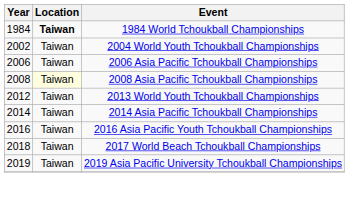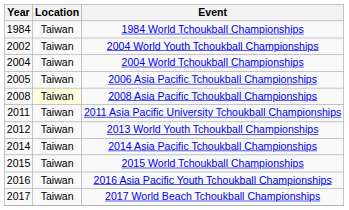(57, 29) bold -> (57, 29) normal
+ row: (213, 63)
(19, 63) 2006 -> (19, 79) 2005
+ row: (213, 113)
+ row: (213, 163)
(19, 146) 2018 -> (19, 197) 2017
- row: (213, 163)
